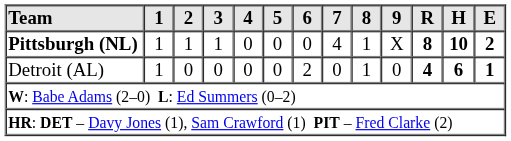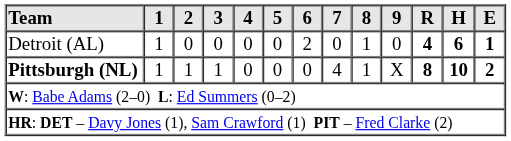rows swapped: (56, 69) <-> (73, 44)
